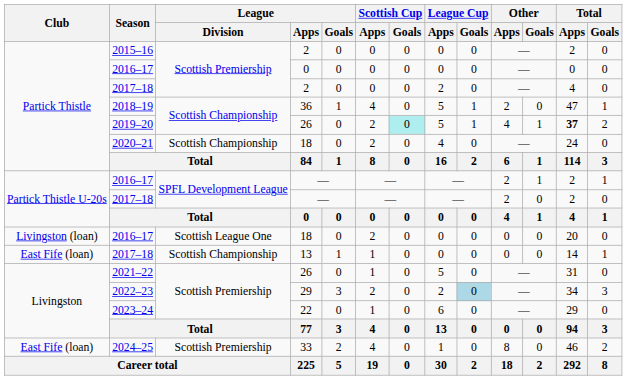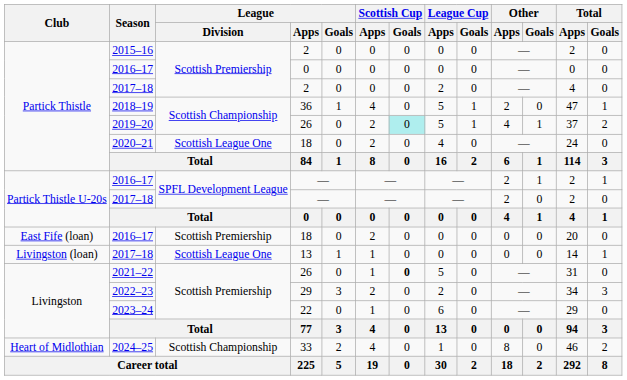(572, 124) bold -> (572, 124) normal
(223, 143) Scottish Championship -> (223, 143) Scottish League One
(57, 236) Livingston (loan) -> (57, 236) East Fife (loan)
(223, 236) Scottish League One -> (223, 236) Scottish Premiership
(57, 254) East Fife (loan) -> (57, 254) Livingston (loan)
(223, 254) Scottish Championship -> (223, 254) Scottish League One
(407, 273) normal -> (407, 273) bold
(474, 291) lightblue background -> (474, 291) no background
(57, 347) East Fife (loan) -> (57, 347) Heart of Midlothian
(223, 347) Scottish Premiership -> (223, 347) Scottish Championship
